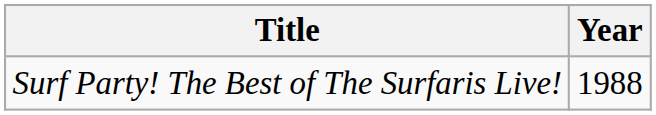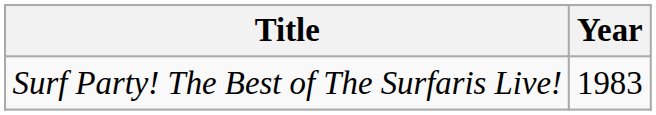(610, 82) 1988 -> (610, 82) 1983
